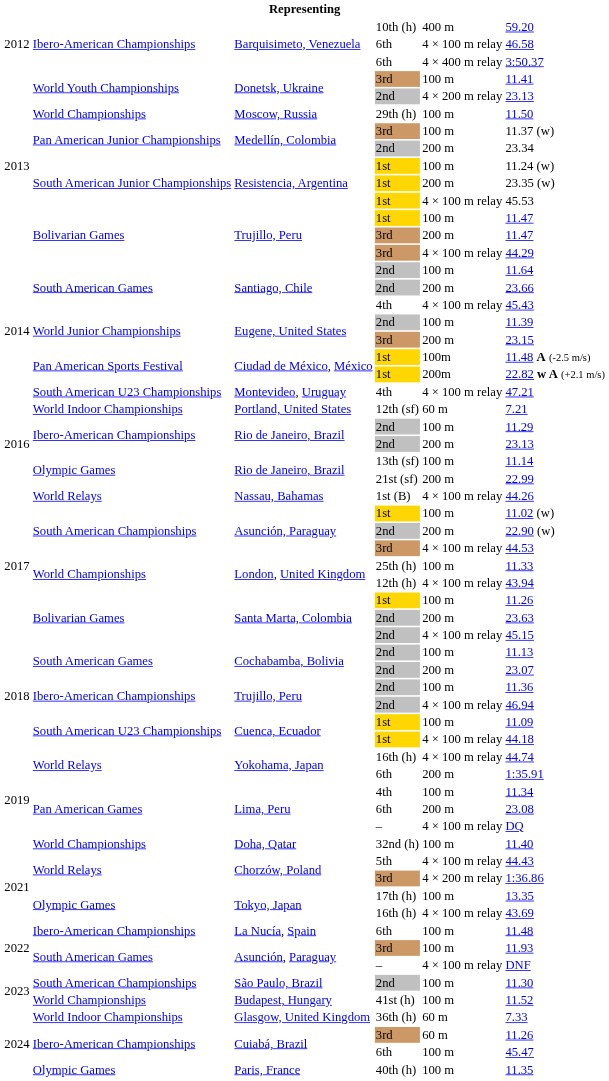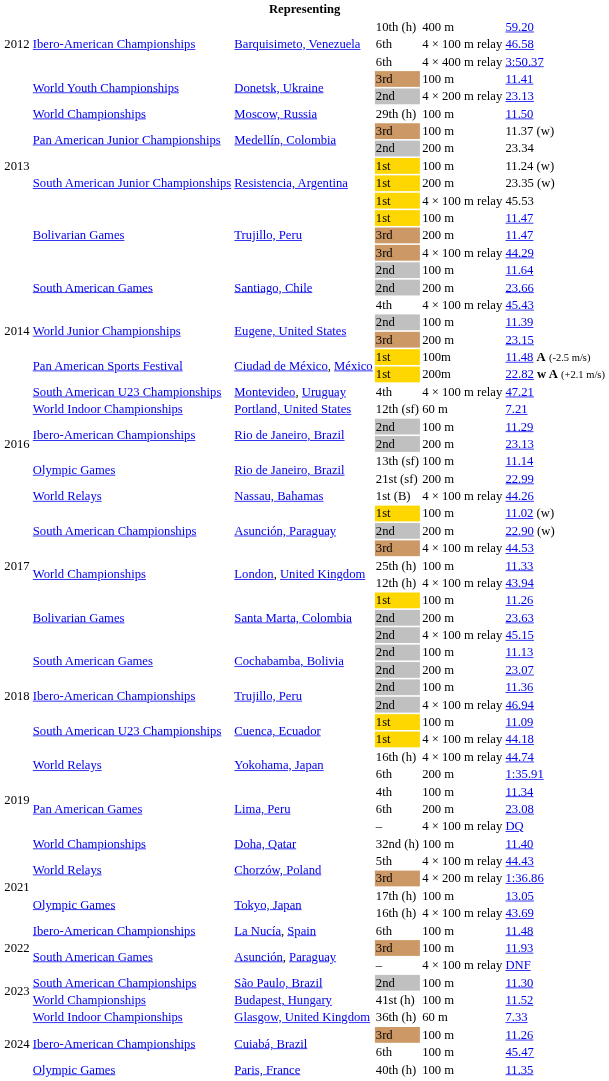(520, 895) 13.35 -> (520, 895) 13.05
(435, 1035) 60 m -> (438, 1035) 100 m
